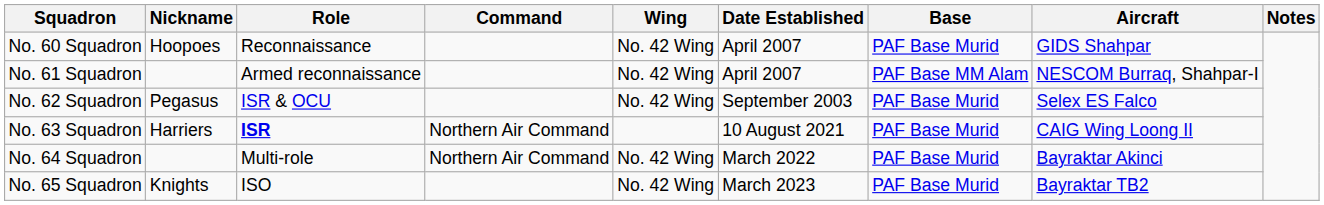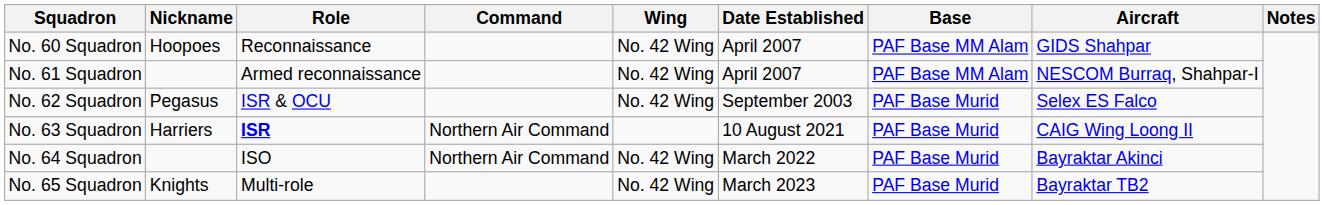(936, 46) PAF Base Murid -> (950, 46) PAF Base MM Alam
(277, 158) Multi-role -> (256, 158) ISO
(256, 185) ISO -> (277, 185) Multi-role
